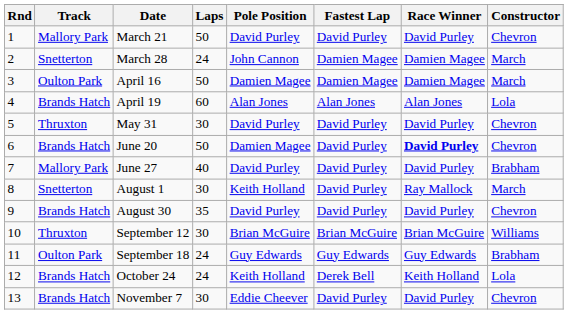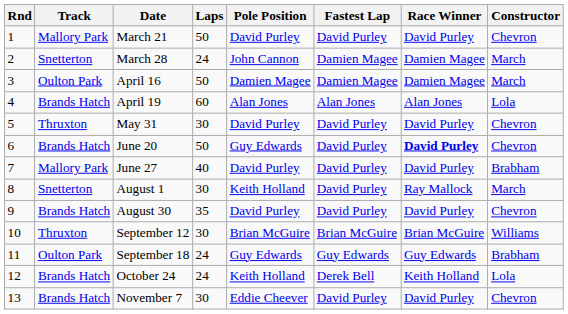(270, 145) Damien Magee -> (266, 145) Guy Edwards
